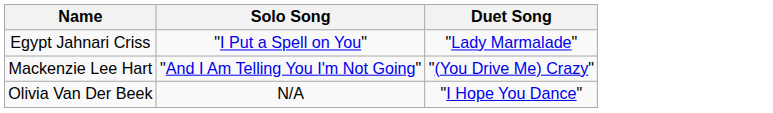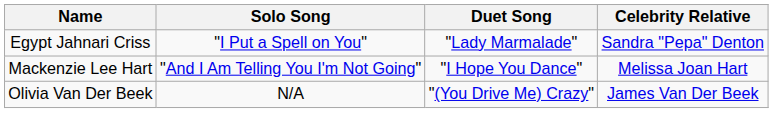+ column: (683, 17)
(511, 68) "(You Drive Me) Crazy" -> (511, 68) "I Hope You Dance"
(511, 94) "I Hope You Dance" -> (511, 94) "(You Drive Me) Crazy"
